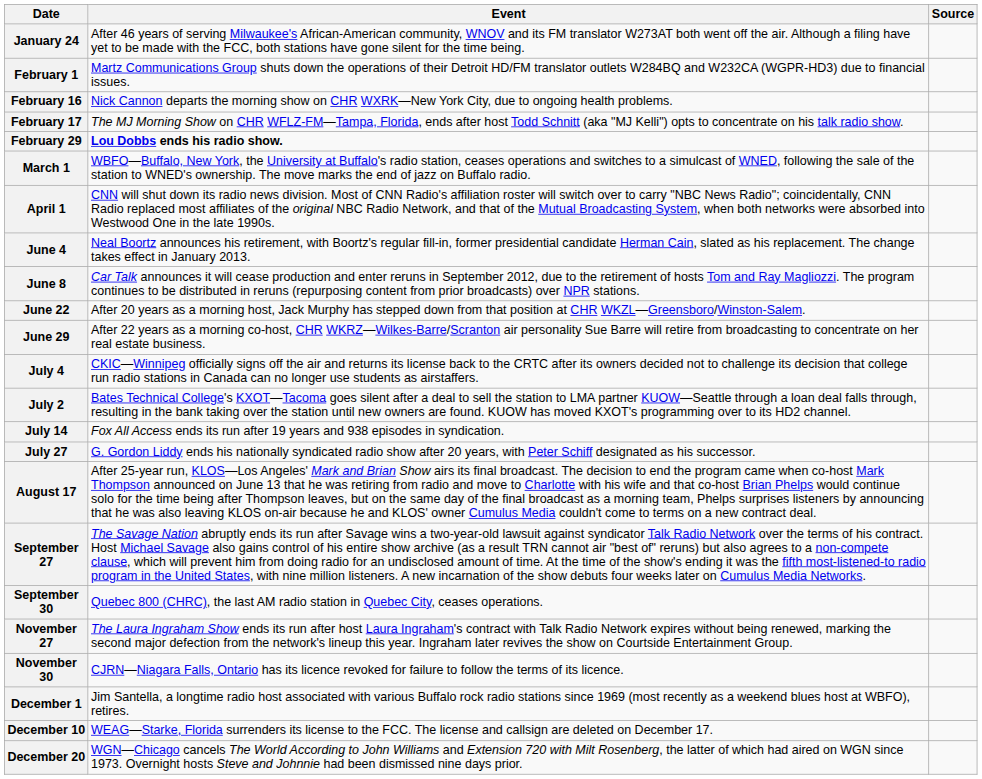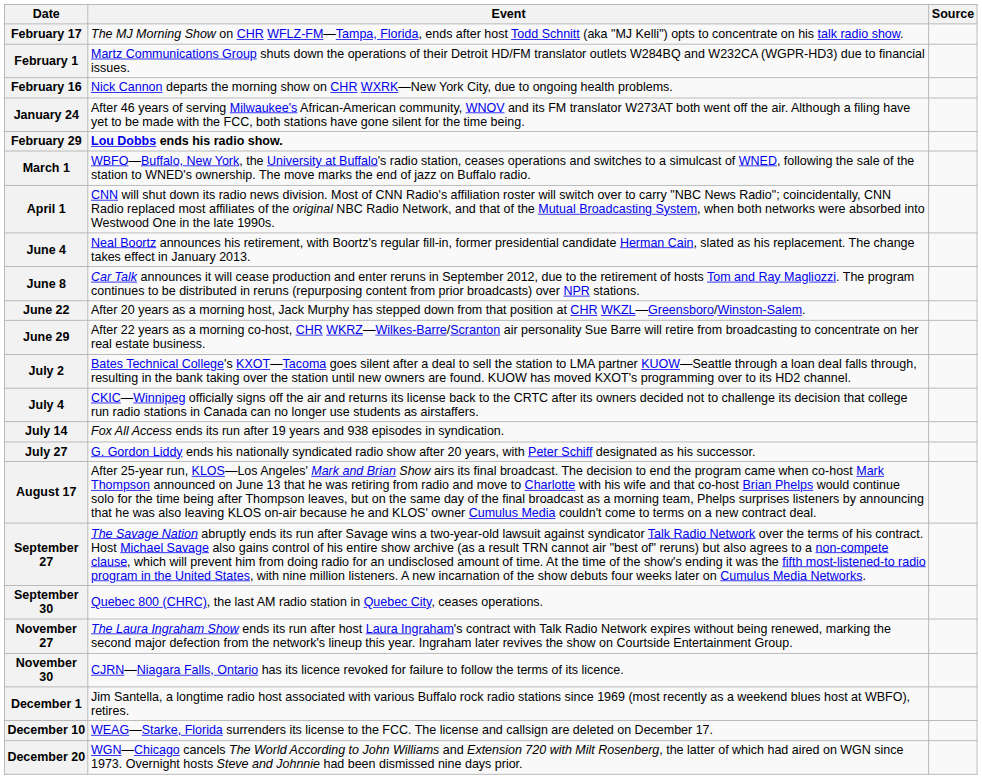rows swapped: (46, 41) <-> (46, 121)
rows swapped: (46, 405) <-> (46, 371)
